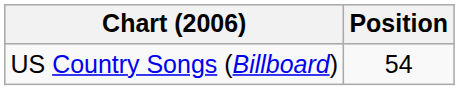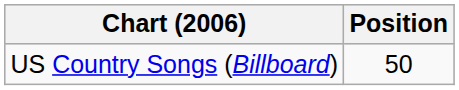(399, 63) 54 -> (399, 63) 50
